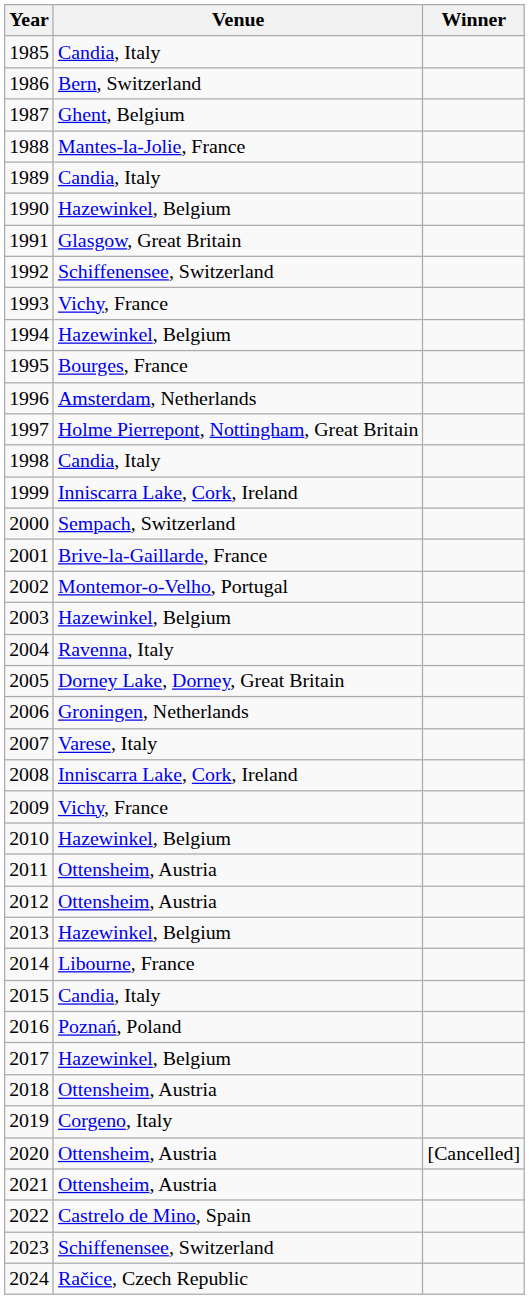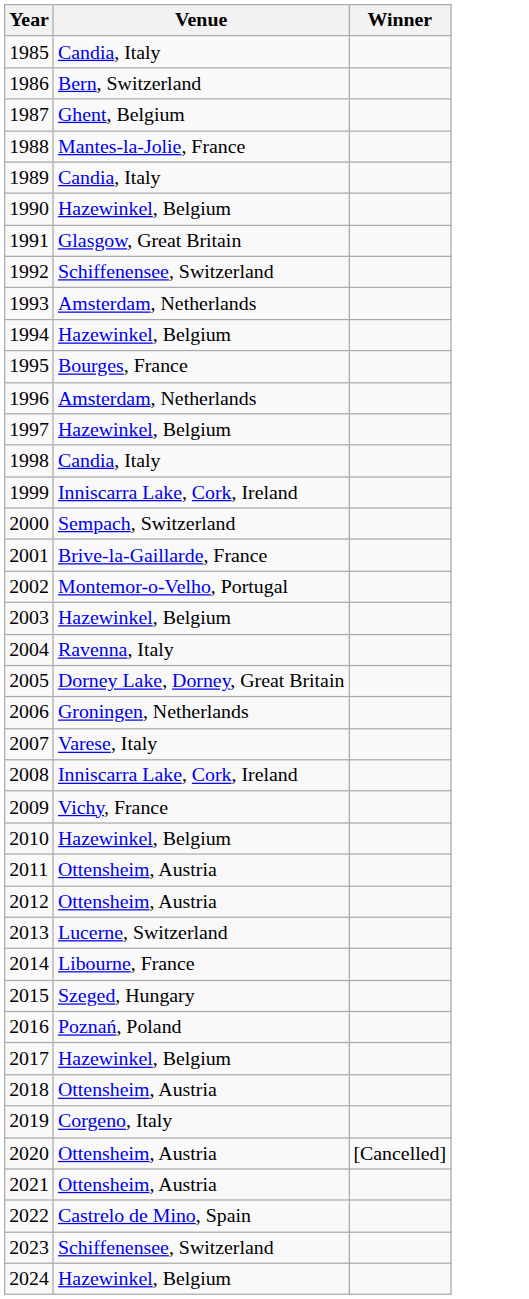(113, 303) Vichy, France -> (157, 303) Amsterdam, Netherlands
(238, 429) Holme Pierrepont, Nottingham, Great Britain -> (145, 429) Hazewinkel, Belgium
(145, 932) Hazewinkel, Belgium -> (143, 932) Lucerne, Switzerland
(109, 995) Candia, Italy -> (126, 995) Szeged, Hungary
(153, 1278) Račice, Czech Republic -> (145, 1278) Hazewinkel, Belgium
